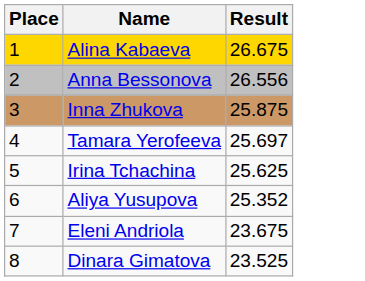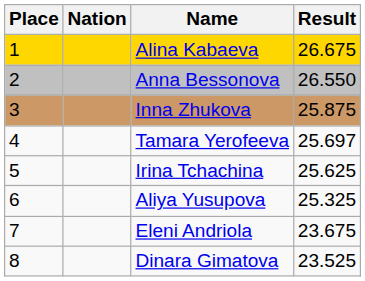+ column: (97, 19)
(259, 79) 26.556 -> (327, 79) 26.550
(259, 200) 25.352 -> (327, 200) 25.325
